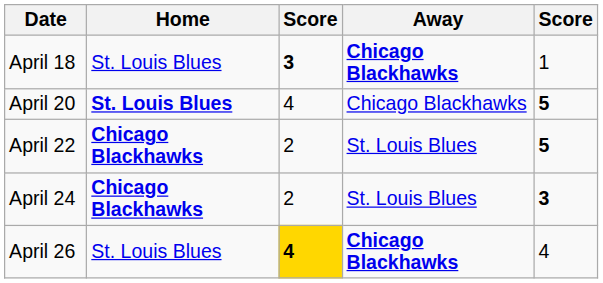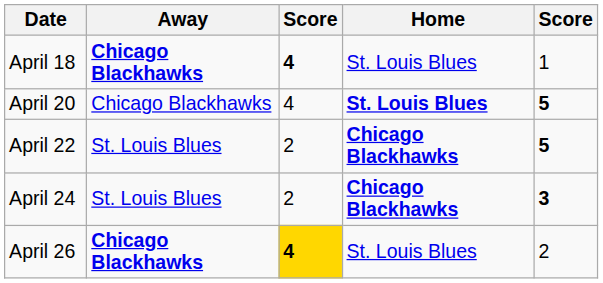columns swapped: (438, 19) <-> (183, 19)
(289, 61) 3 -> (289, 61) 4
(544, 251) 4 -> (544, 251) 2
